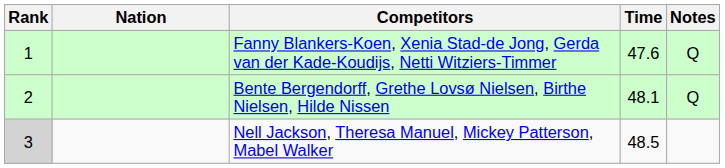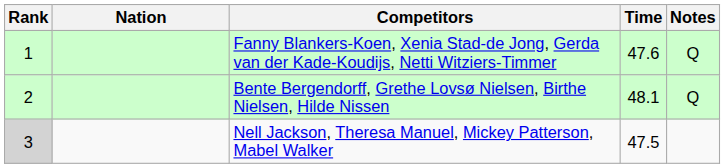(643, 142) 48.5 -> (643, 142) 47.5
